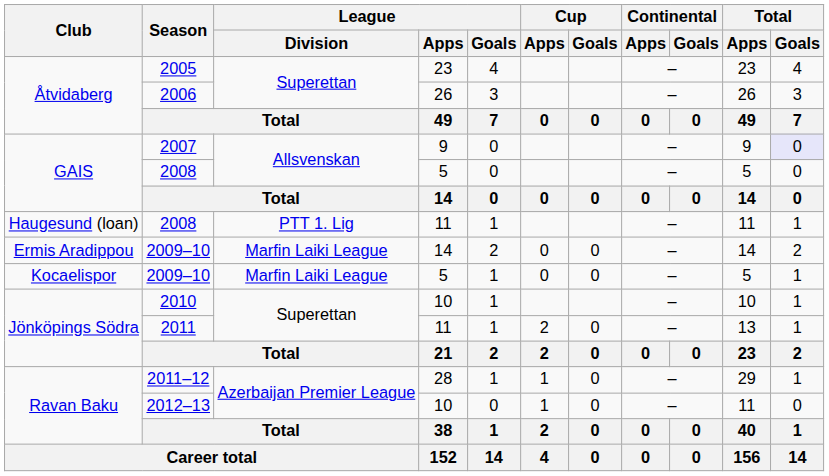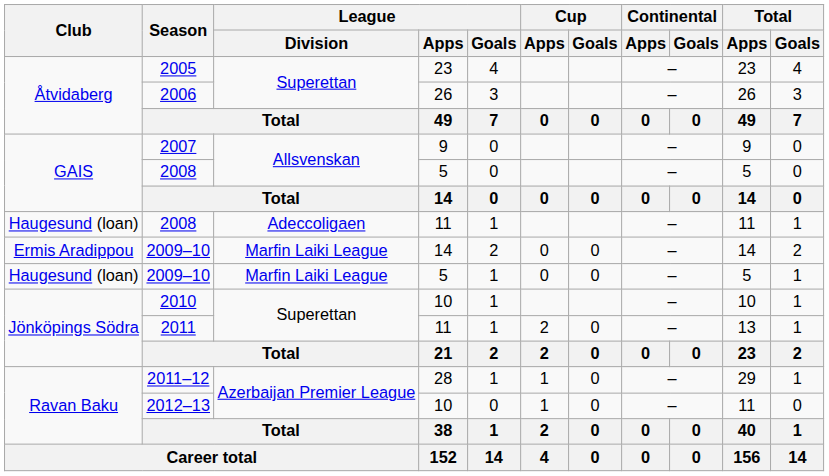(797, 146) lavender background -> (797, 146) no background
(316, 224) PTT 1. Lig -> (316, 224) Adeccoligaen
(74, 276) Kocaelispor -> (74, 276) Haugesund (loan)
